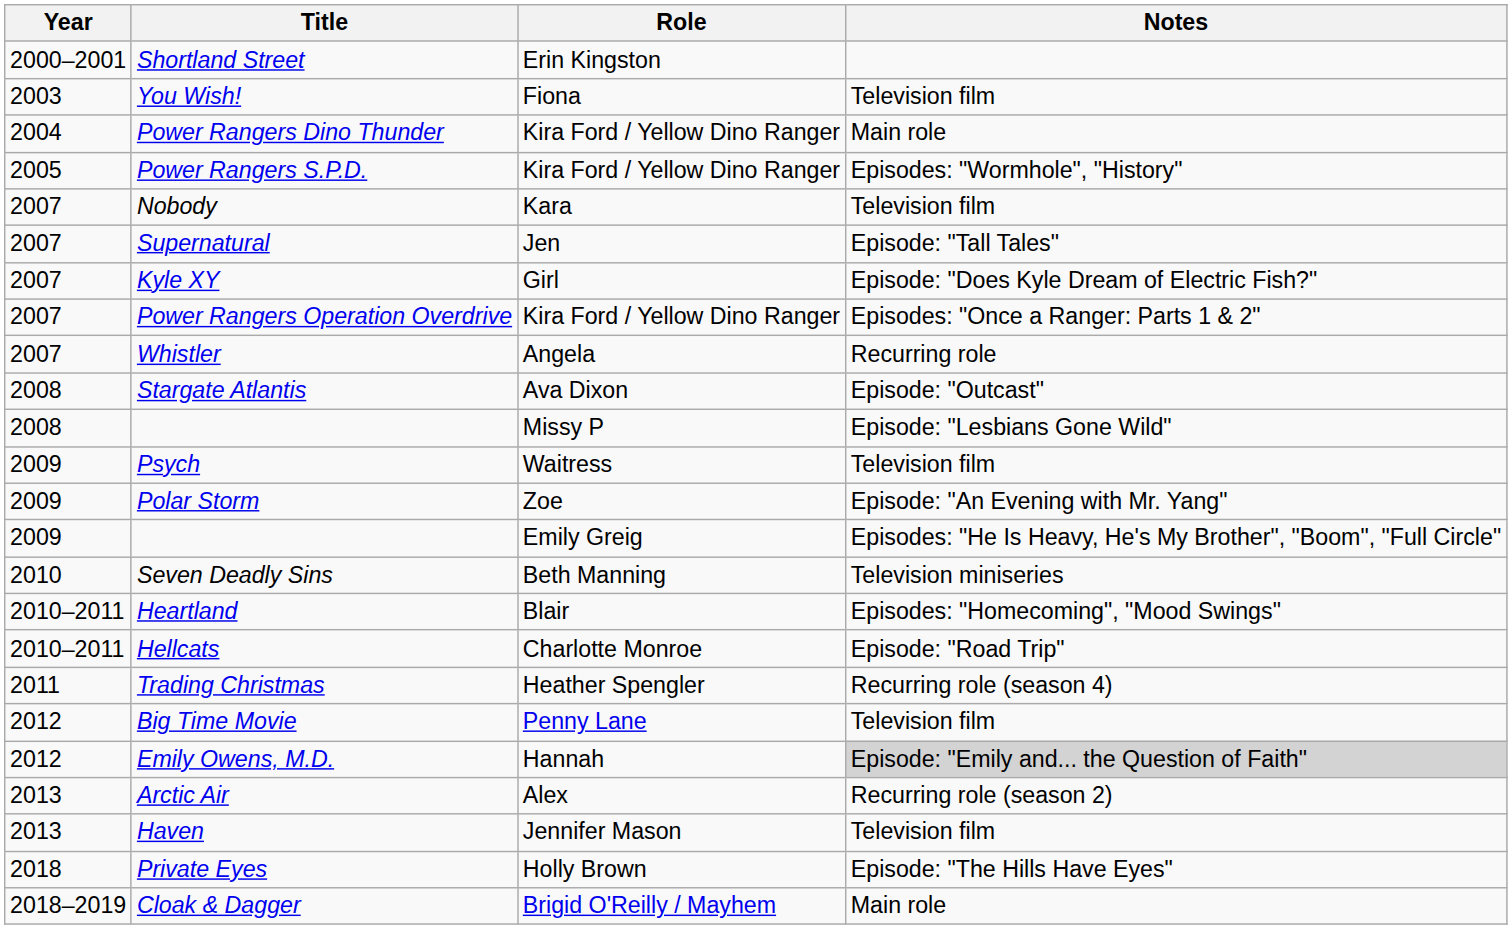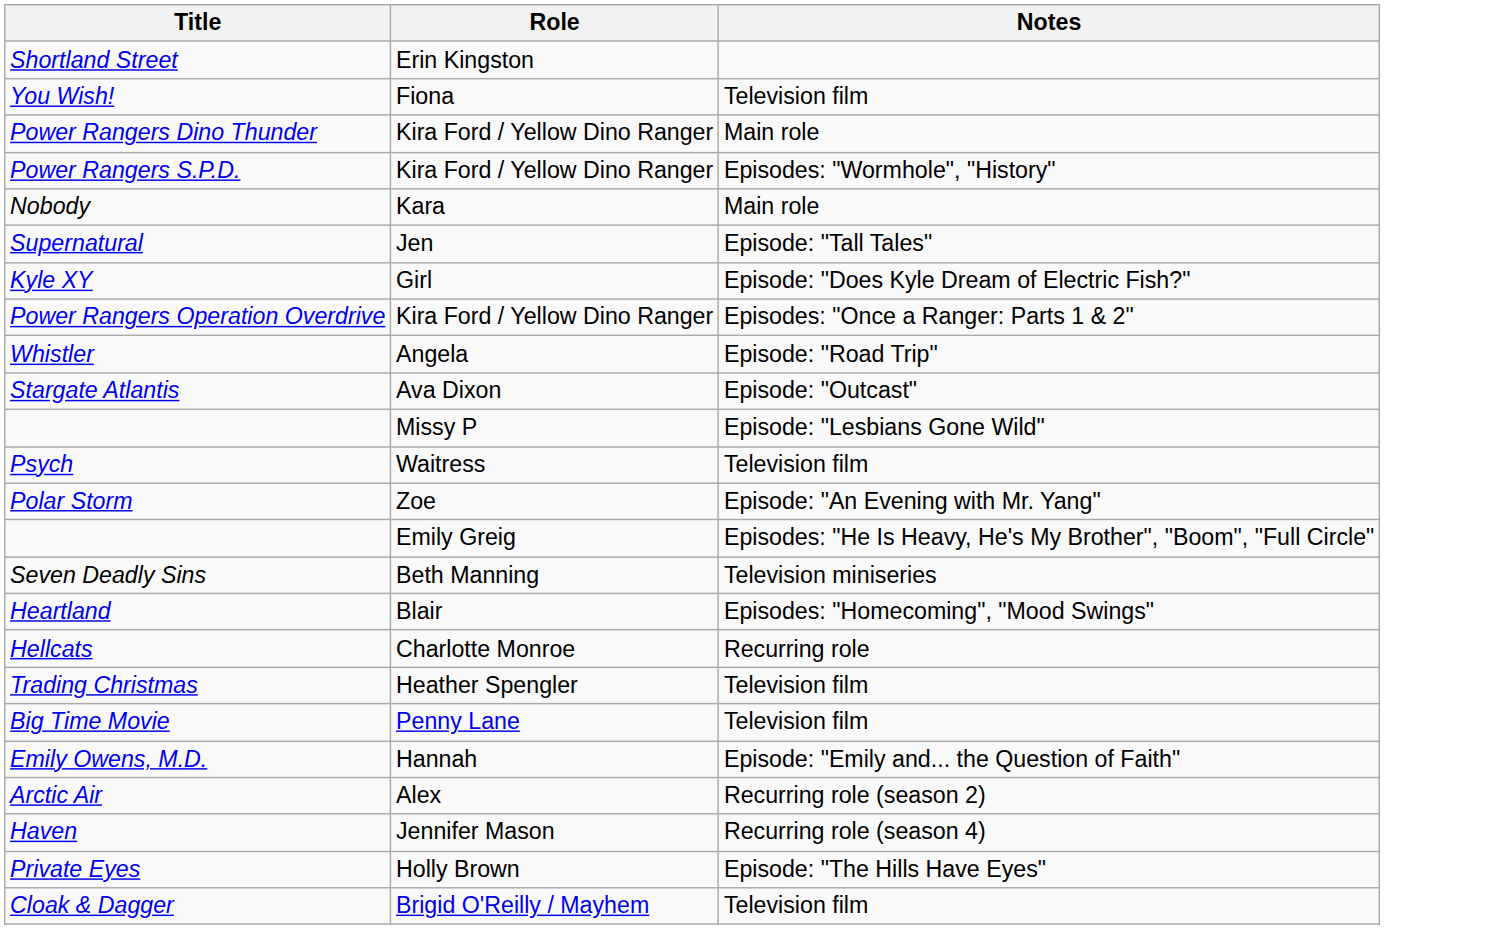- column: (68, 22)
(923, 206) Television film -> (772, 206) Main role
(924, 354) Recurring role -> (831, 354) Episode: "Road Trip"
(958, 648) Episode: "Road Trip" -> (797, 648) Recurring role
(982, 685) Recurring role (season 4) -> (796, 685) Television film
(1079, 758) lightgrey background -> (952, 758) no background
(923, 832) Television film -> (855, 832) Recurring role (season 4)
(898, 905) Main role -> (796, 905) Television film
